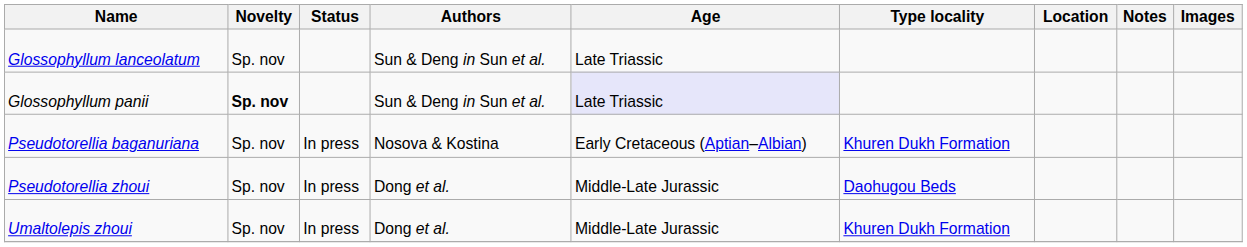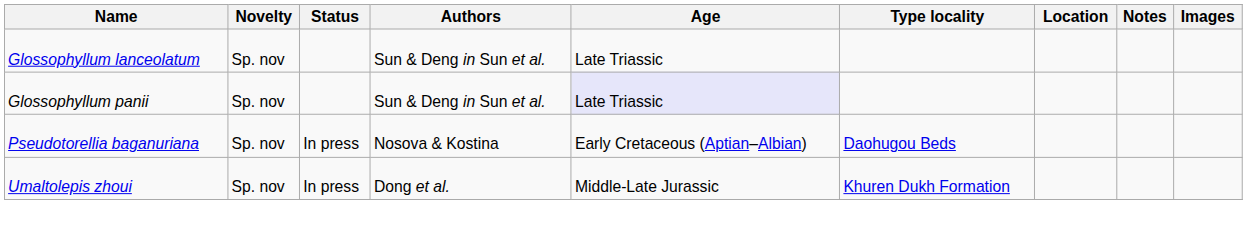(260, 101) bold -> (258, 101) normal
(927, 144) Khuren Dukh Formation -> (900, 144) Daohugou Beds
- row: (79, 186)
